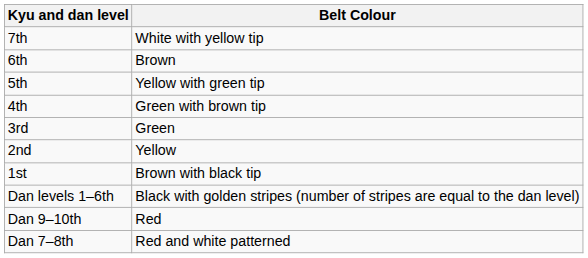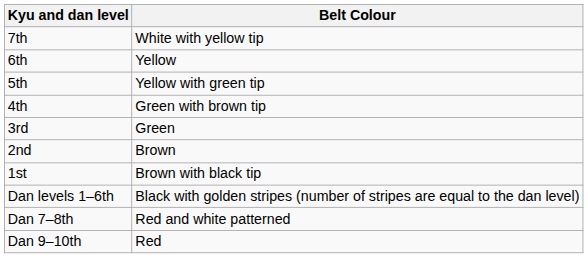(156, 60) Brown -> (156, 60) Yellow
(156, 151) Yellow -> (156, 151) Brown
rows swapped: (41, 241) <-> (45, 219)
